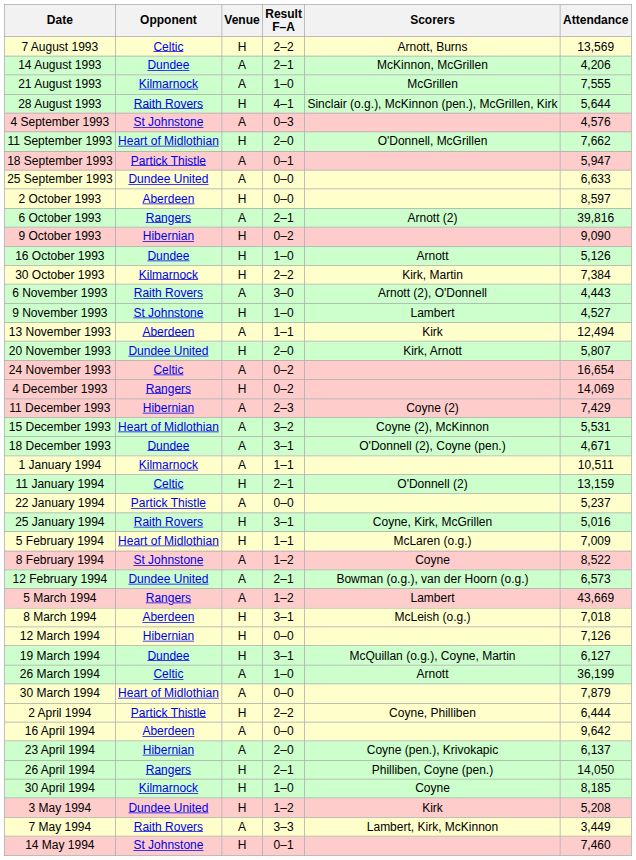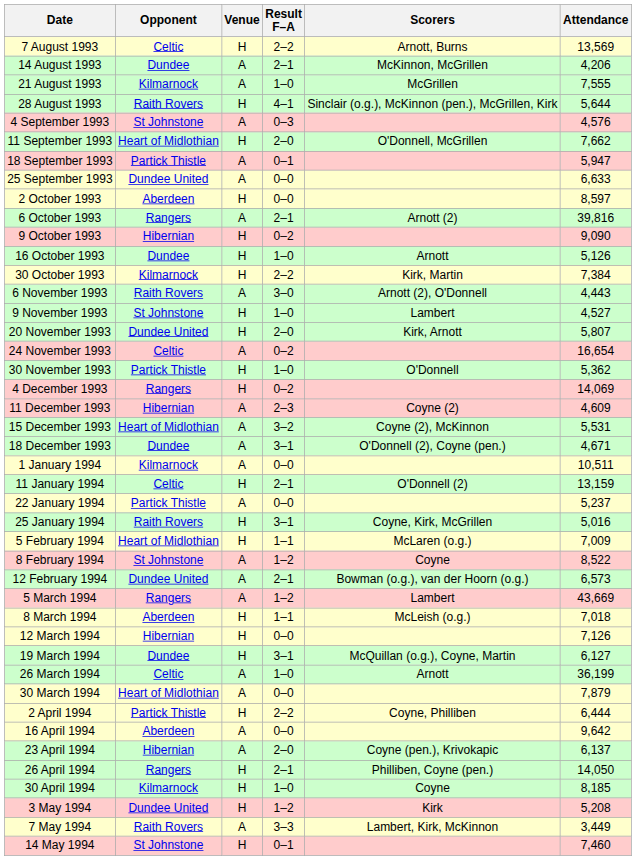- row: (60, 332)
+ row: (60, 370)
(596, 408) 7,429 -> (596, 408) 4,609
(284, 465) 1–1 -> (284, 465) 0–0
(284, 617) 3–1 -> (284, 617) 1–1
